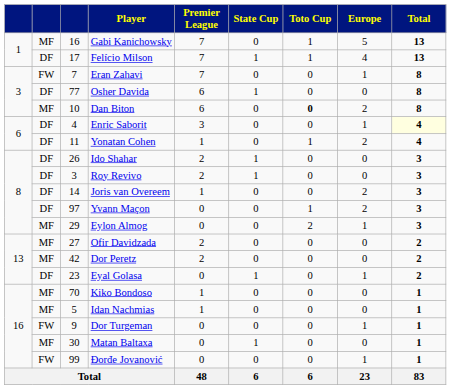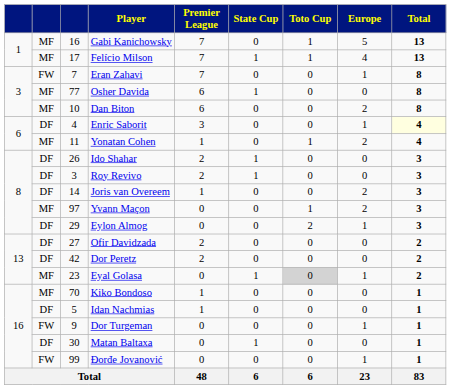(46, 58) DF -> (46, 58) MF
(46, 91) DF -> (46, 91) MF
(310, 108) bold -> (310, 108) normal
(46, 141) DF -> (46, 141) MF
(46, 208) DF -> (46, 208) MF
(46, 225) MF -> (46, 225) DF
(46, 242) MF -> (46, 242) DF
(46, 259) MF -> (46, 259) DF
(46, 275) DF -> (46, 275) MF
(310, 275) no background -> (310, 275) lightgrey background
(46, 309) MF -> (46, 309) DF
(46, 342) MF -> (46, 342) DF
